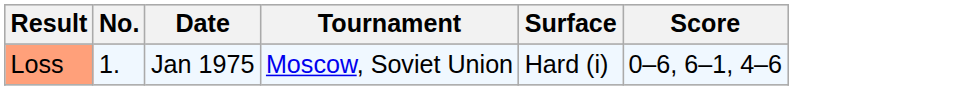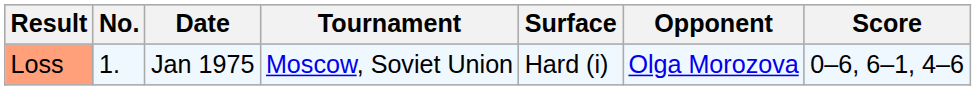+ column: (714, 24)
